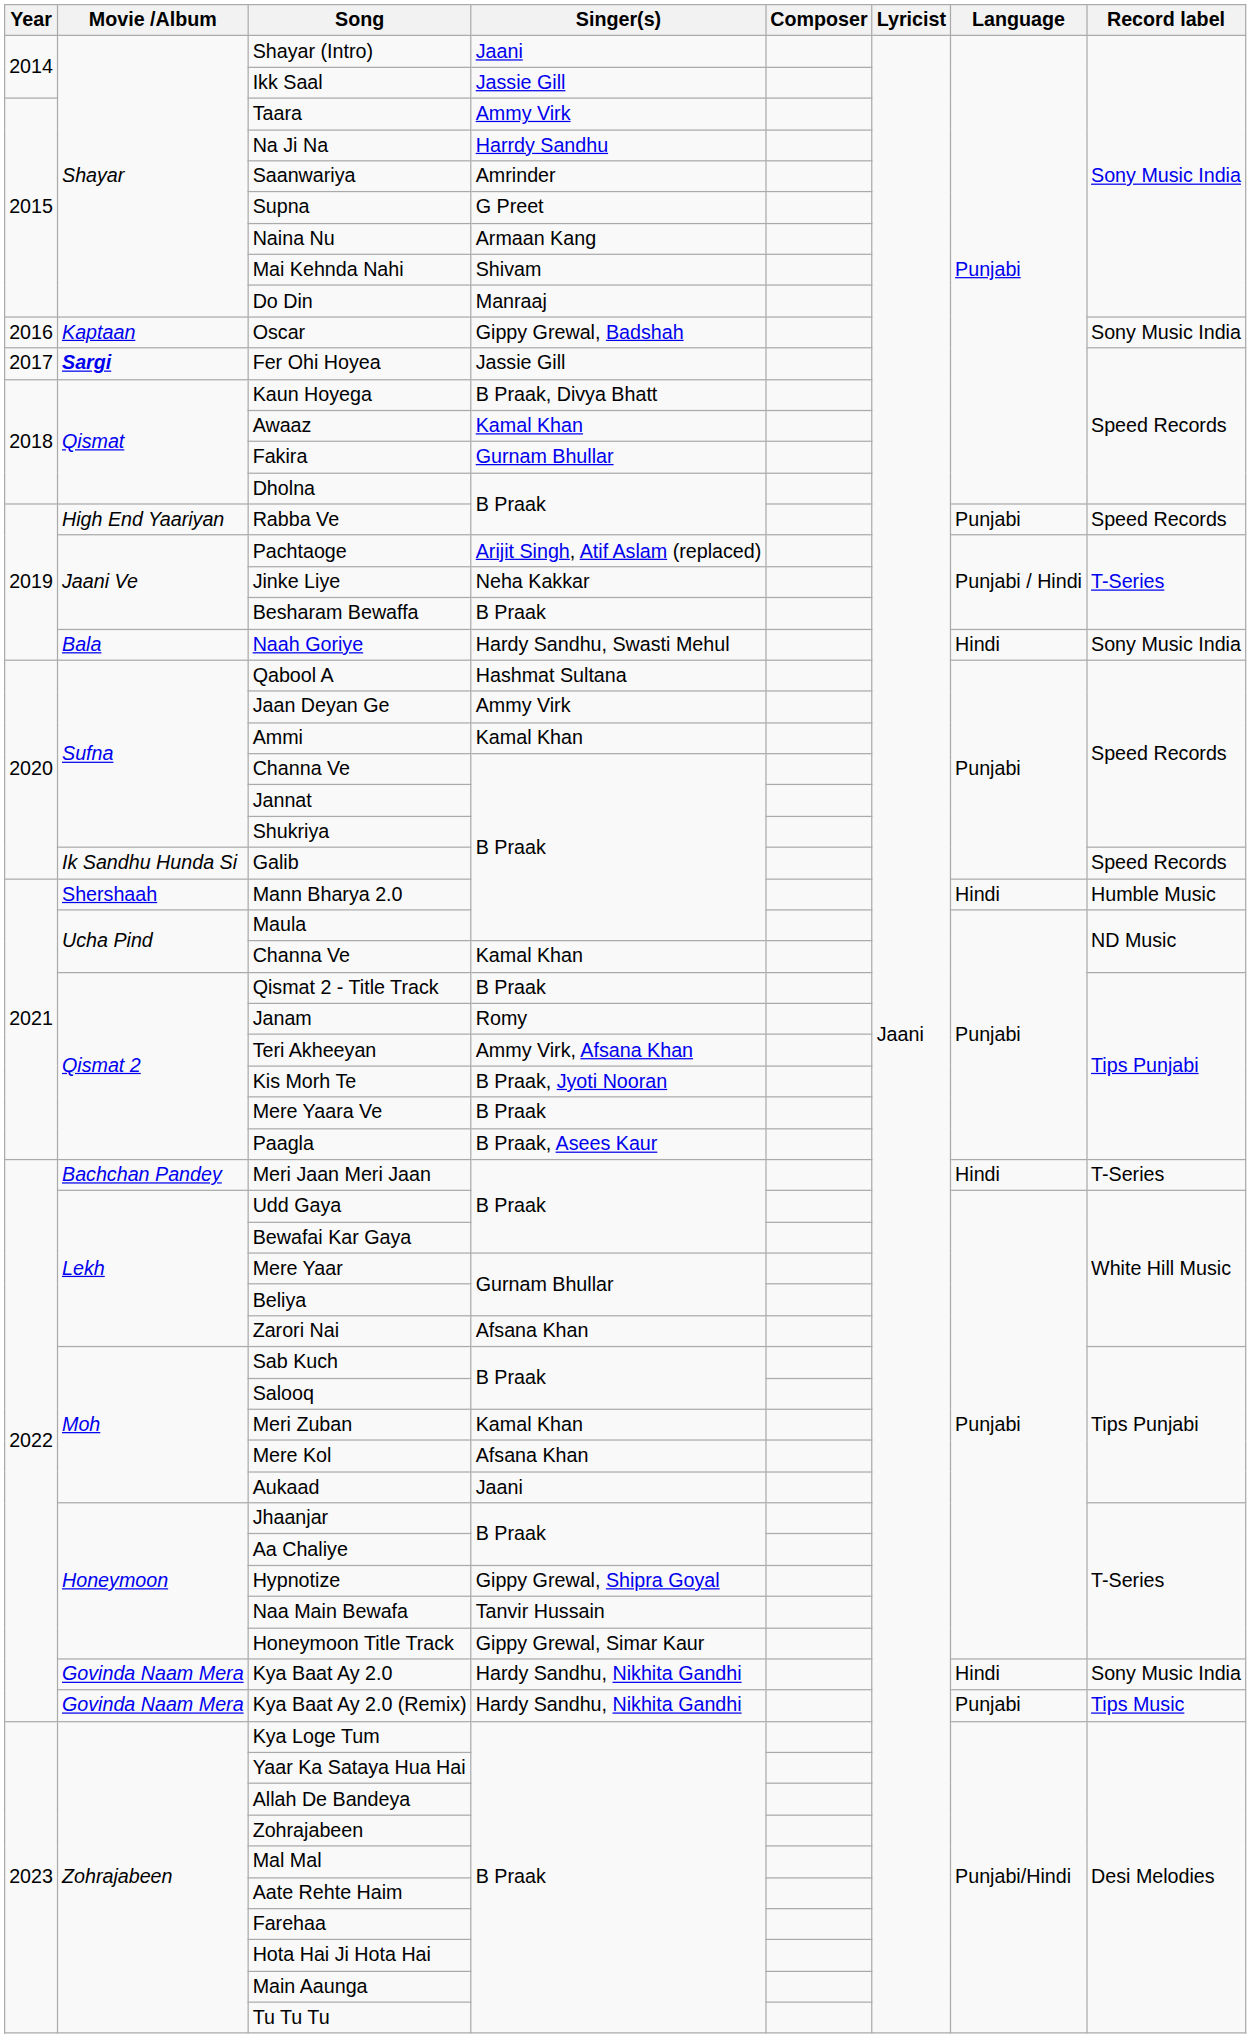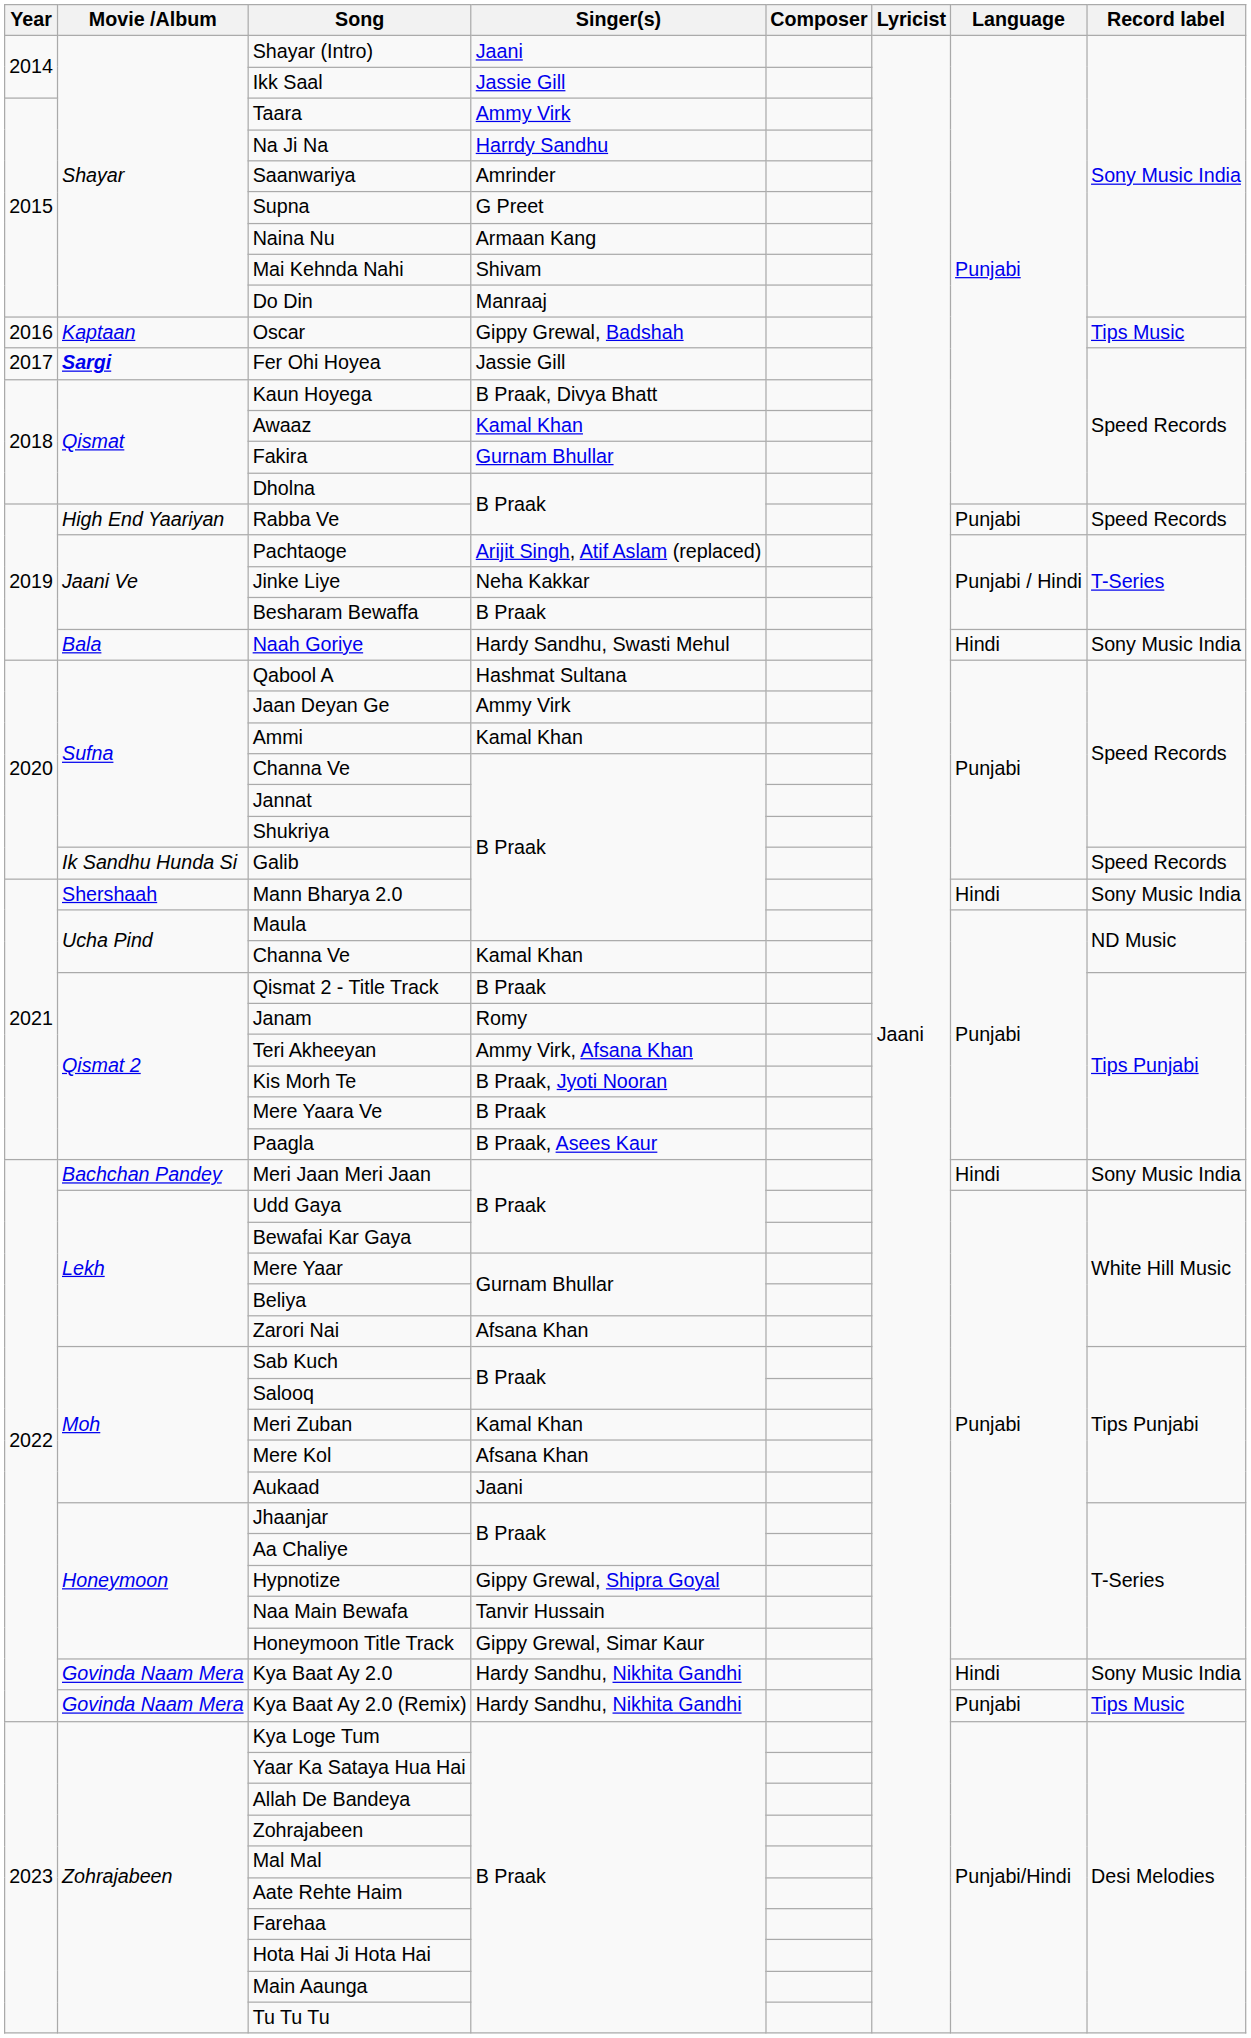(1166, 332) Sony Music India -> (1138, 332) Tips Music
(1153, 894) Humble Music -> (1166, 894) Sony Music India
(1128, 1174) T-Series -> (1166, 1174) Sony Music India
